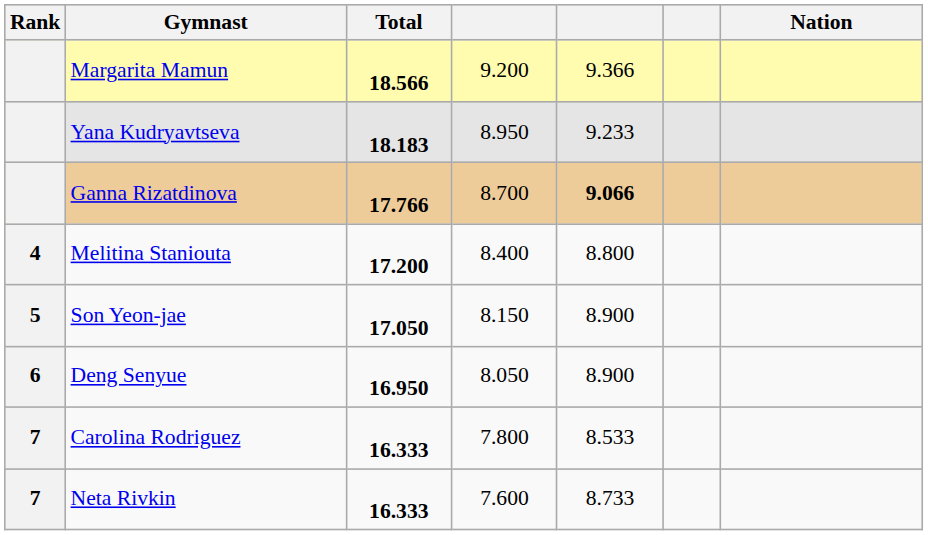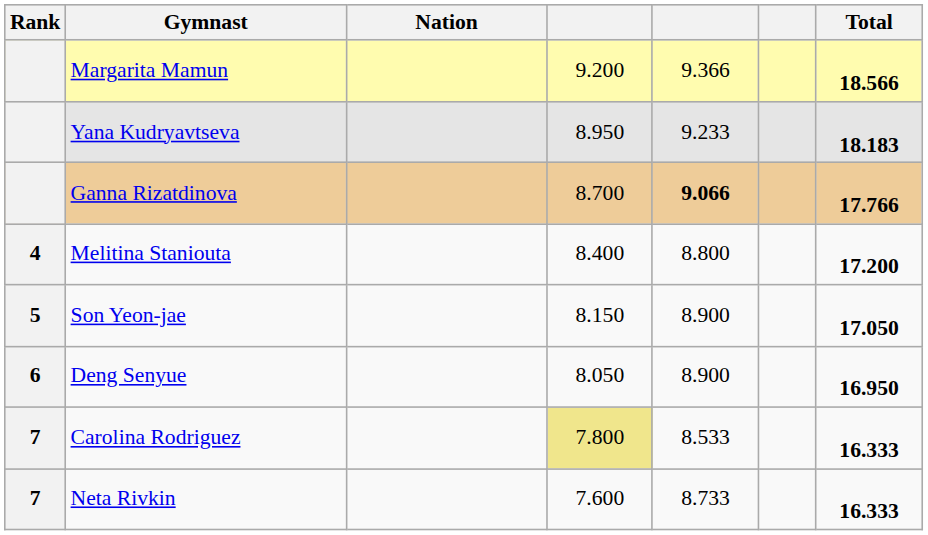columns swapped: (821, 21) <-> (399, 21)
(504, 437) no background -> (600, 437) khaki background
